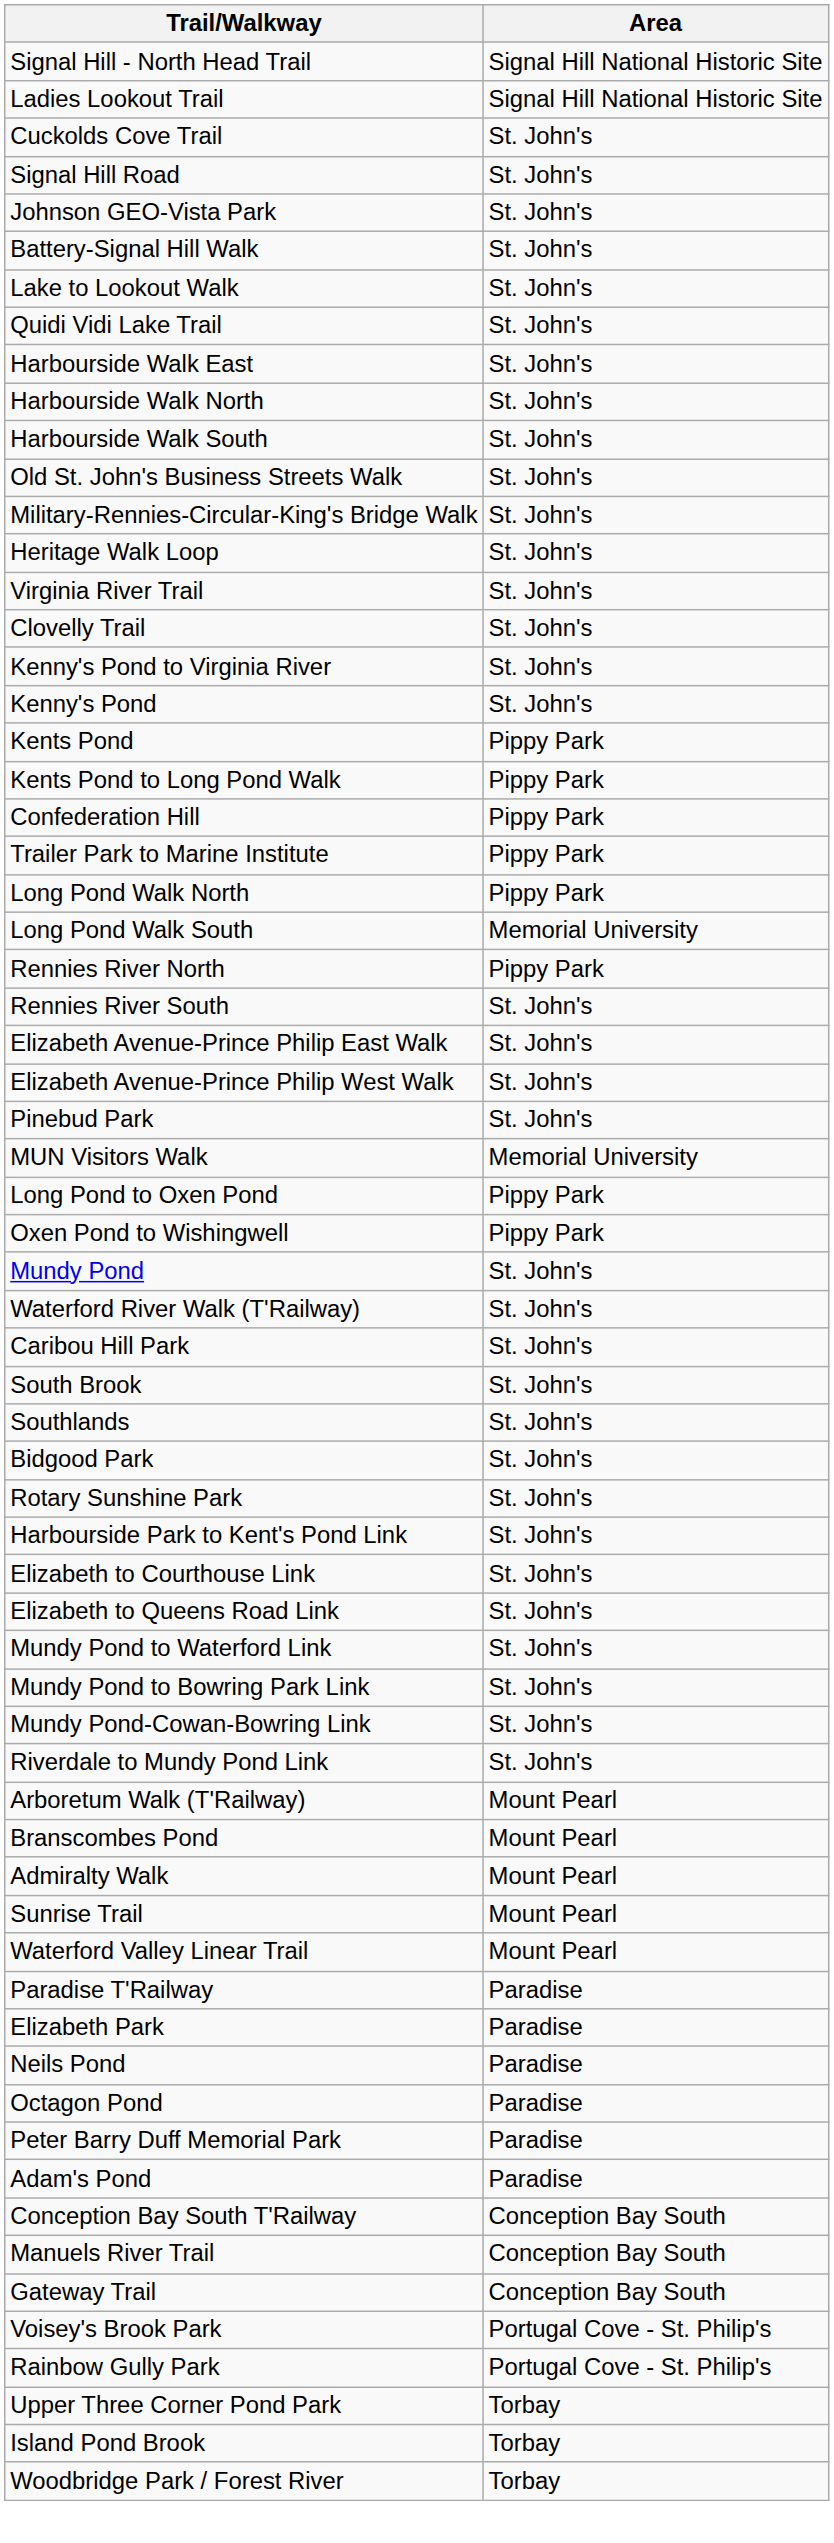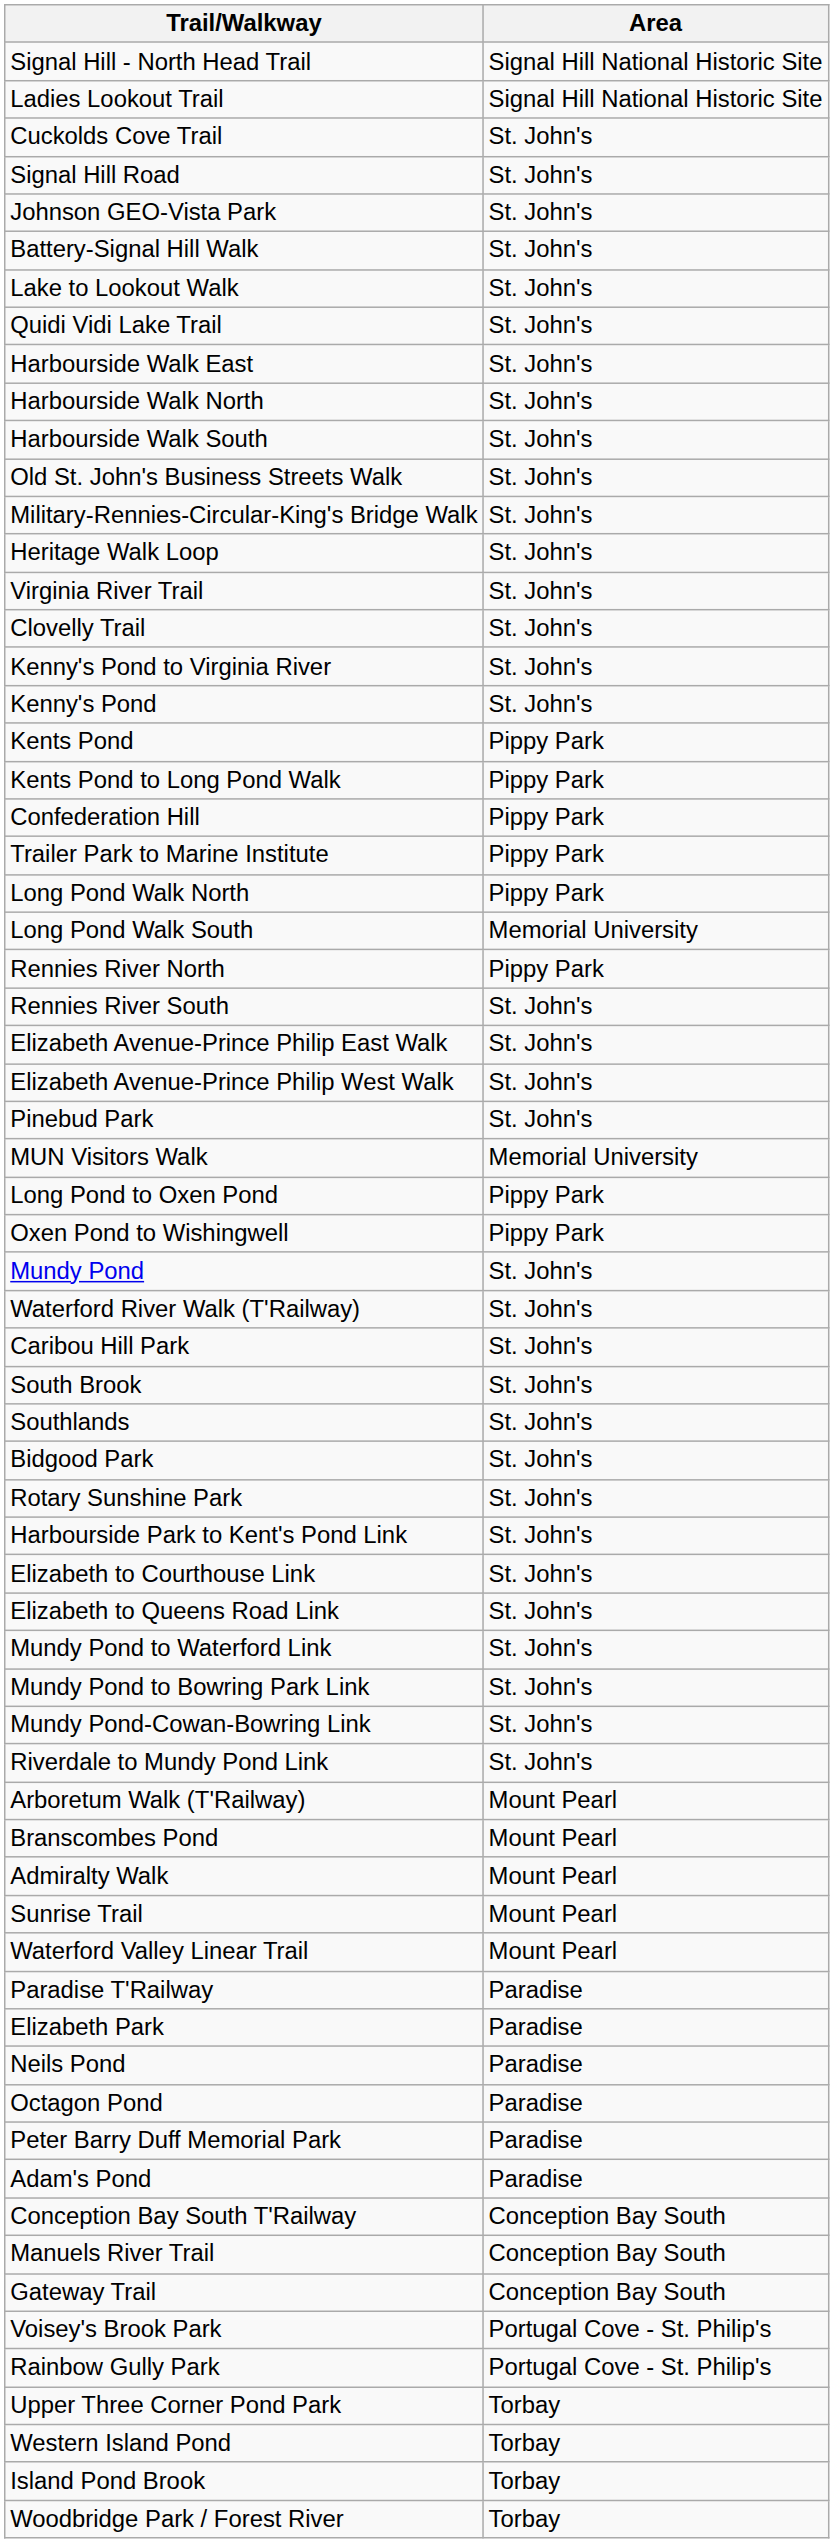+ row: (121, 2443)
